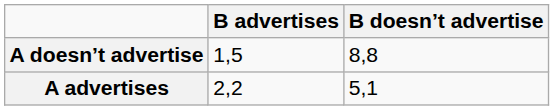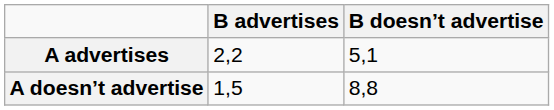rows swapped: (107, 88) <-> (107, 54)
